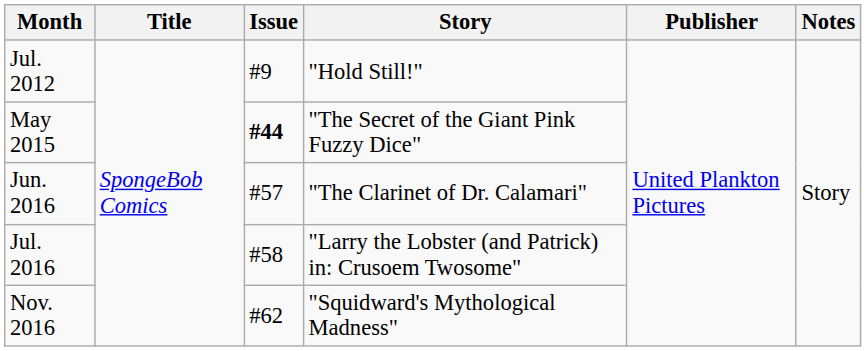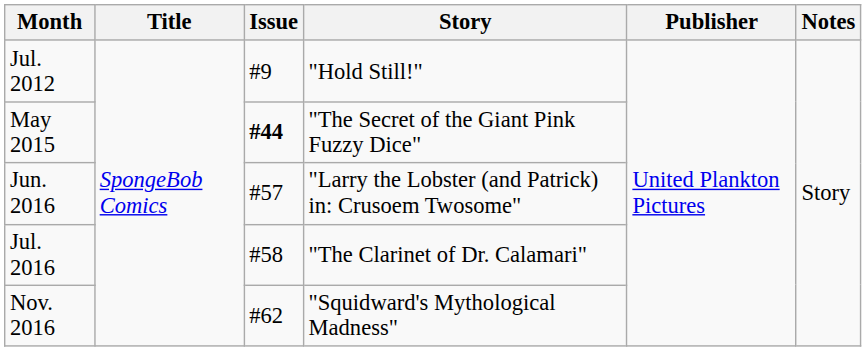(448, 193) "The Clarinet of Dr. Calamari" -> (453, 193) "Larry the Lobster (and Patrick) in: Crusoem Twosome"
(453, 254) "Larry the Lobster (and Patrick) in: Crusoem Twosome" -> (448, 254) "The Clarinet of Dr. Calamari"
